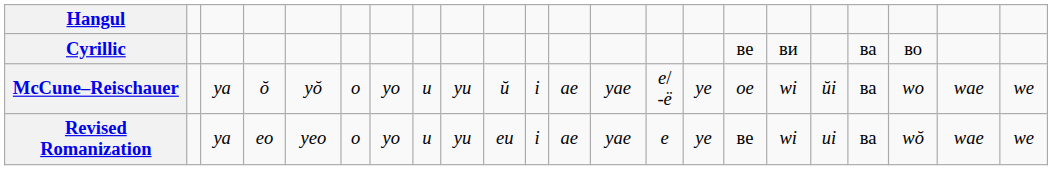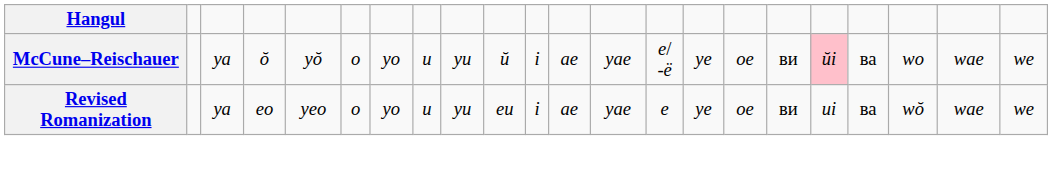- row: (96, 48)
(788, 88) wi -> (788, 59) ви
(829, 88) no background -> (829, 59) pink background
(745, 138) ве -> (745, 109) oe
(788, 138) wi -> (788, 109) ви
